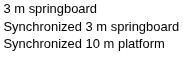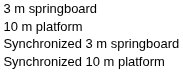+ row: (43, 26)
